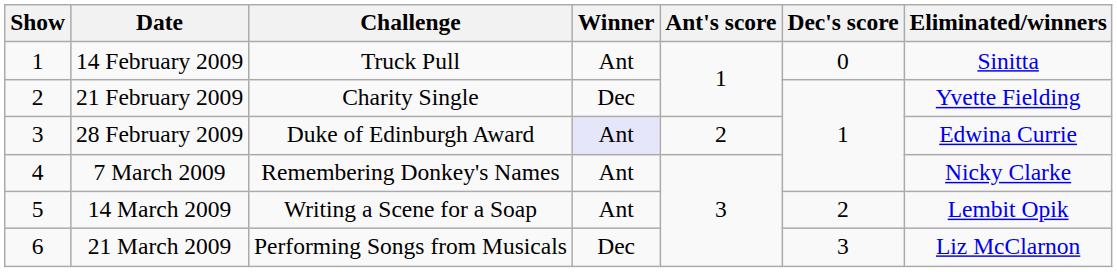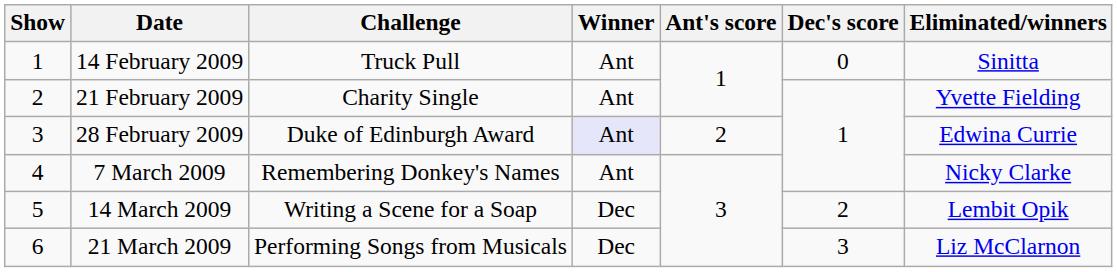(616, 97) Dec -> (616, 97) Ant
(616, 209) Ant -> (616, 209) Dec
